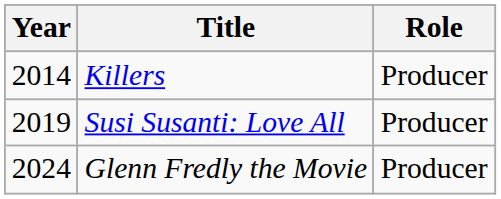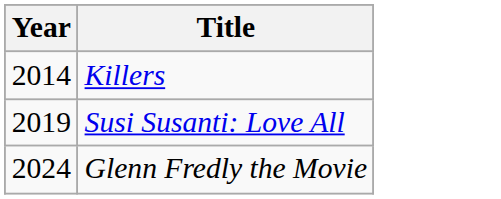- column: (434, 27)
